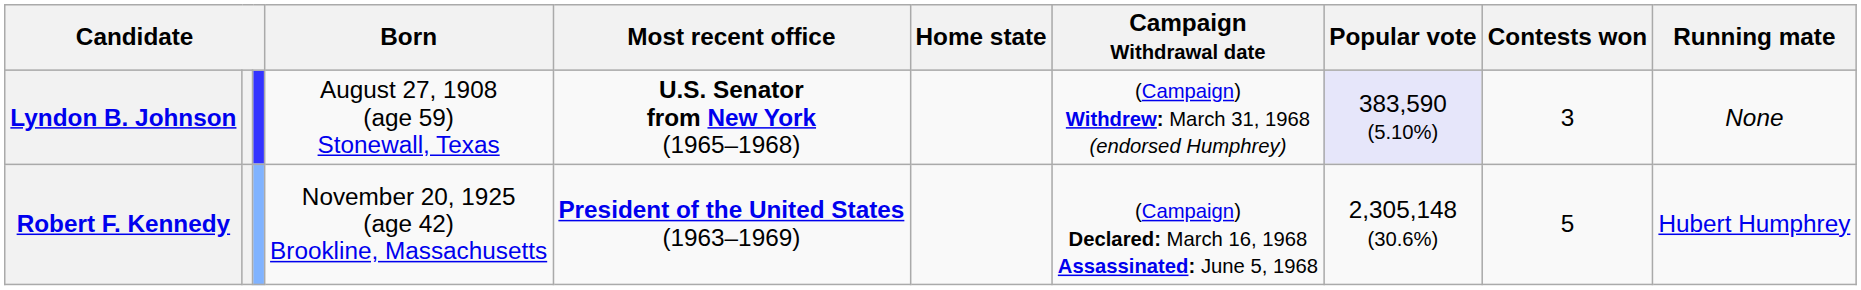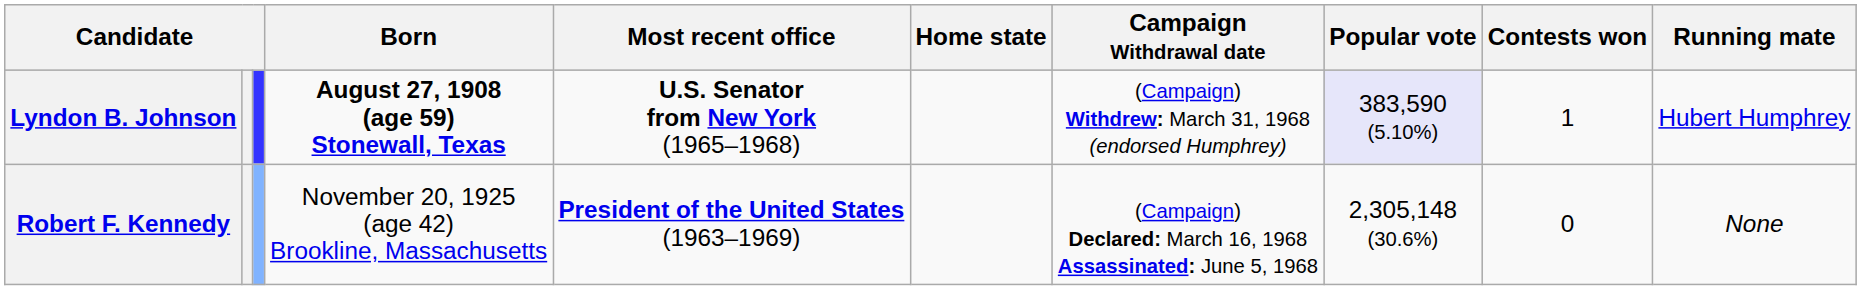(409, 117) normal -> (409, 117) bold
(1567, 117) 3 -> (1567, 117) 1
(1754, 117) None -> (1754, 117) Hubert Humphrey
(1567, 224) 5 -> (1567, 224) 0
(1754, 224) Hubert Humphrey -> (1754, 224) None
